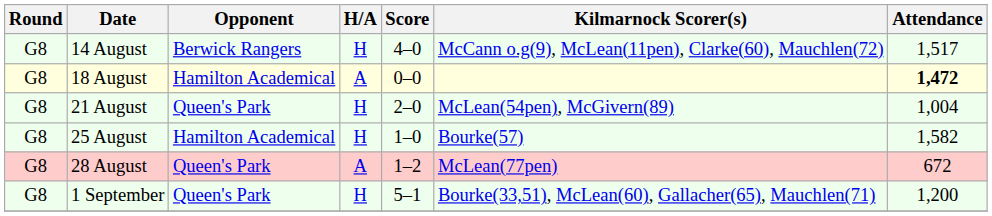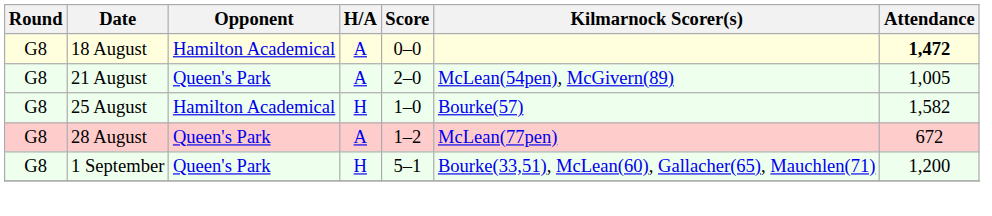- row: (109, 48)
(360, 107) H -> (360, 78) A
(937, 107) 1,004 -> (929, 78) 1,005
